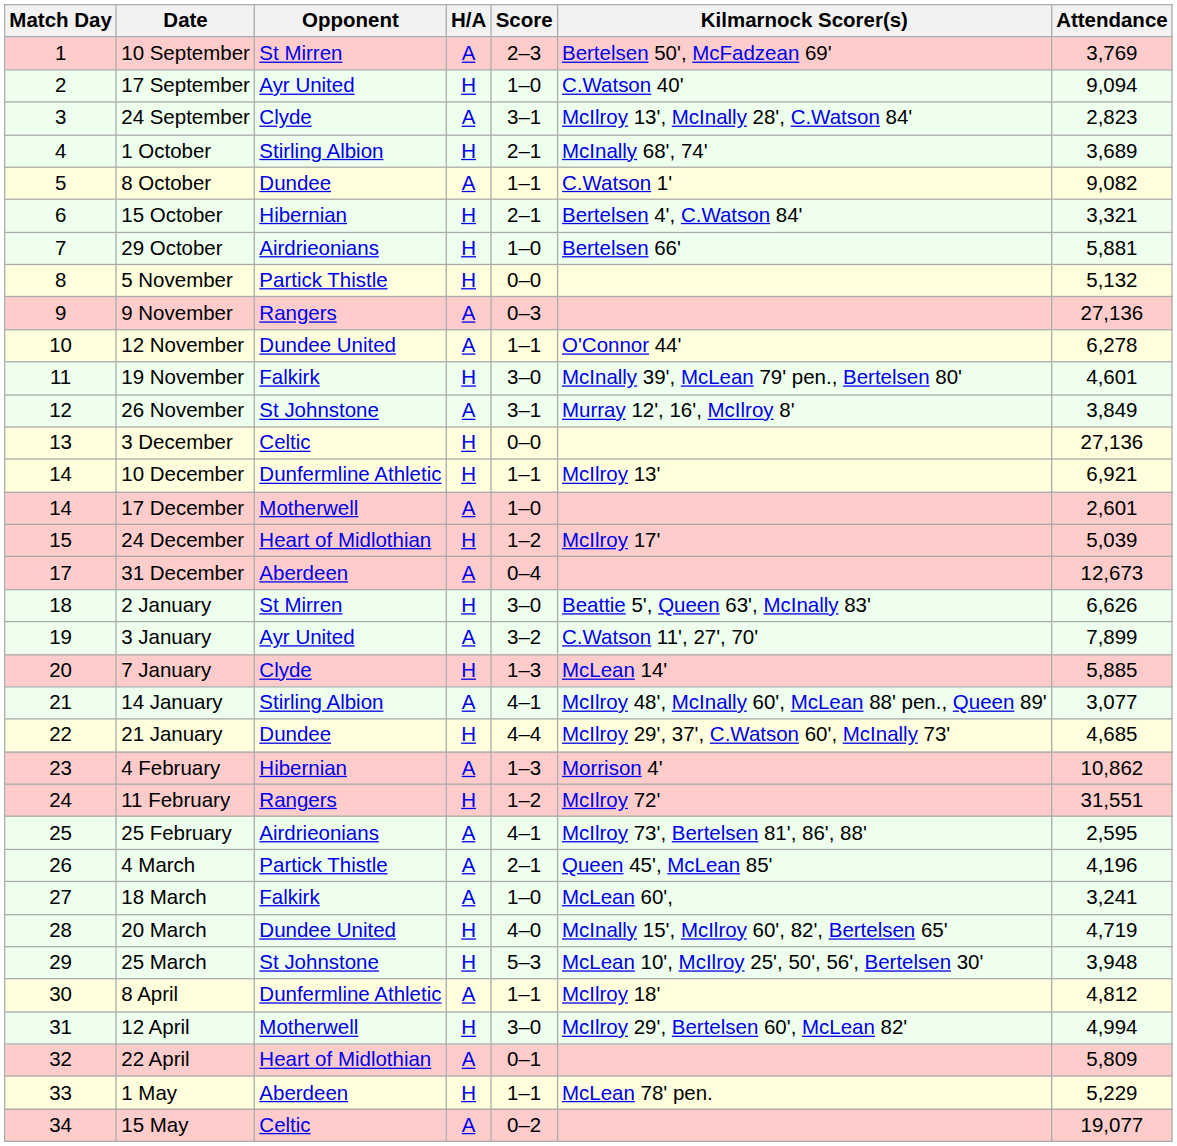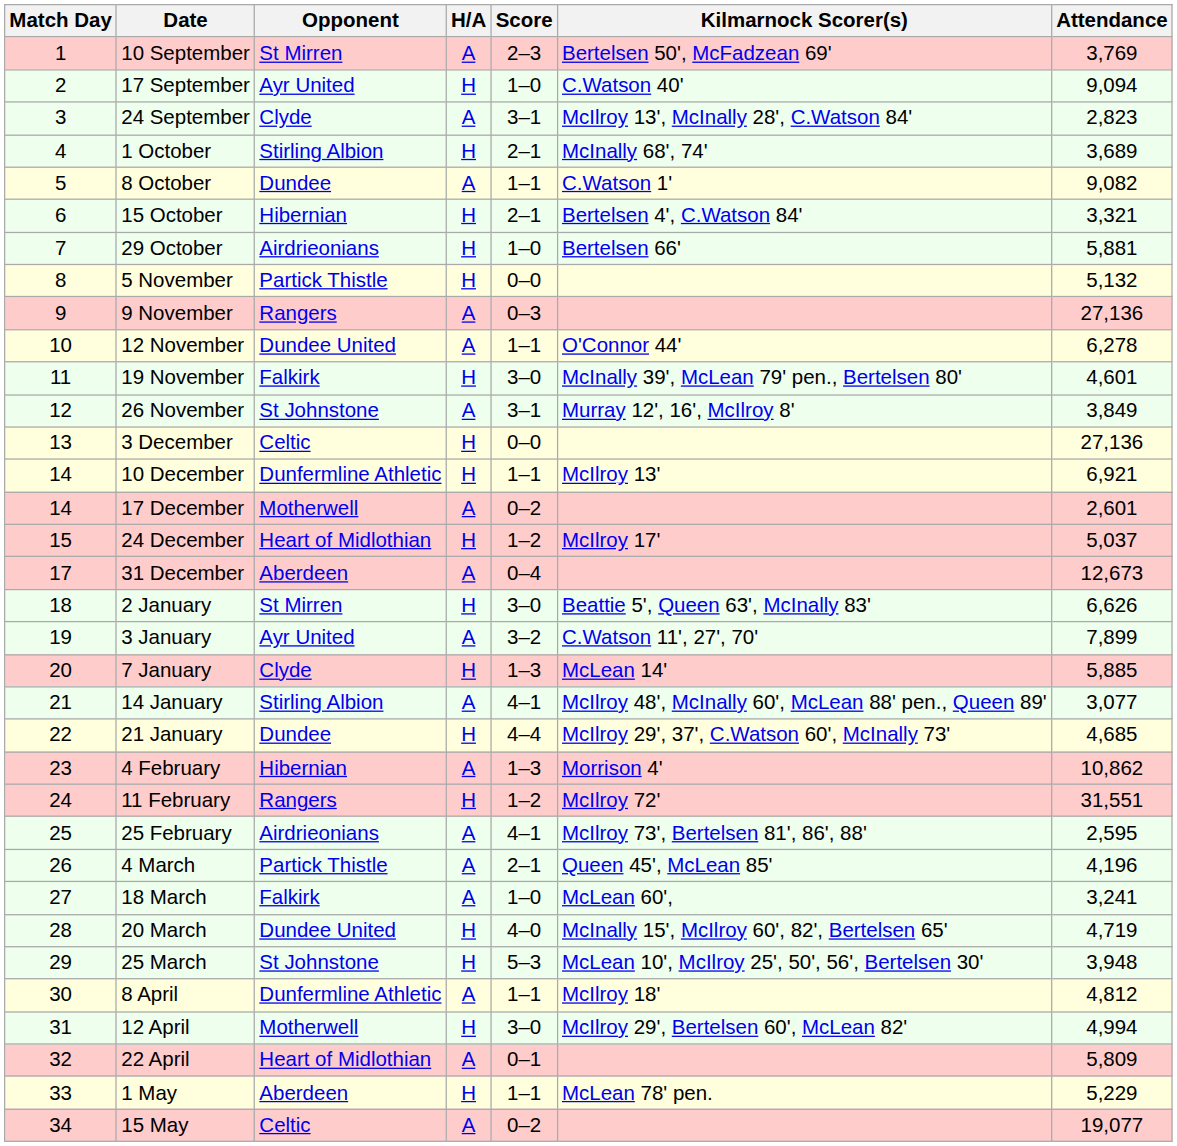(524, 507) 1–0 -> (524, 507) 0–2
(1112, 540) 5,039 -> (1112, 540) 5,037
